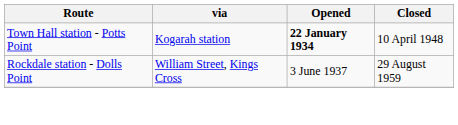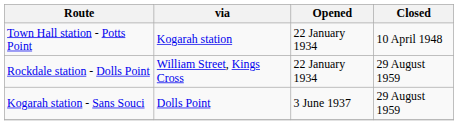(318, 39) bold -> (319, 39) normal
(319, 71) 3 June 1937 -> (319, 71) 22 January 1934
+ row: (76, 103)
